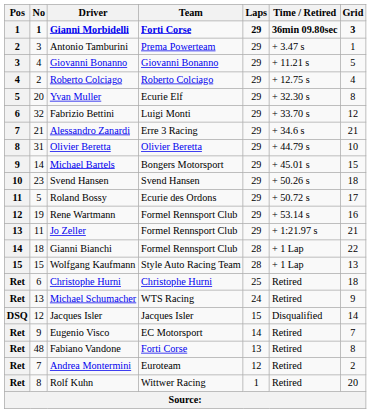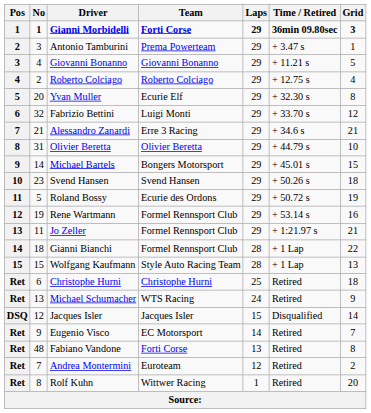(353, 197) 17 -> (353, 197) 19
